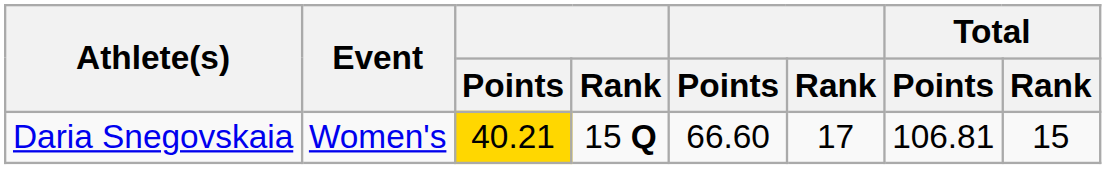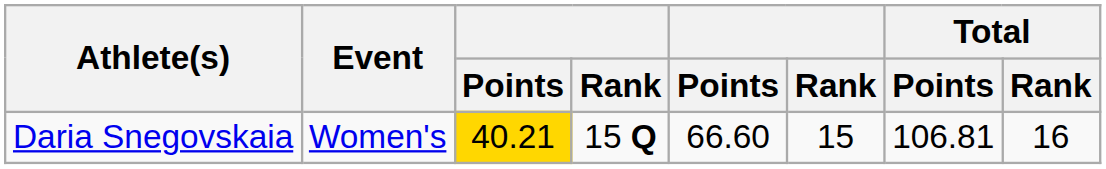(836, 138) 17 -> (836, 138) 15
(1051, 138) 15 -> (1051, 138) 16
